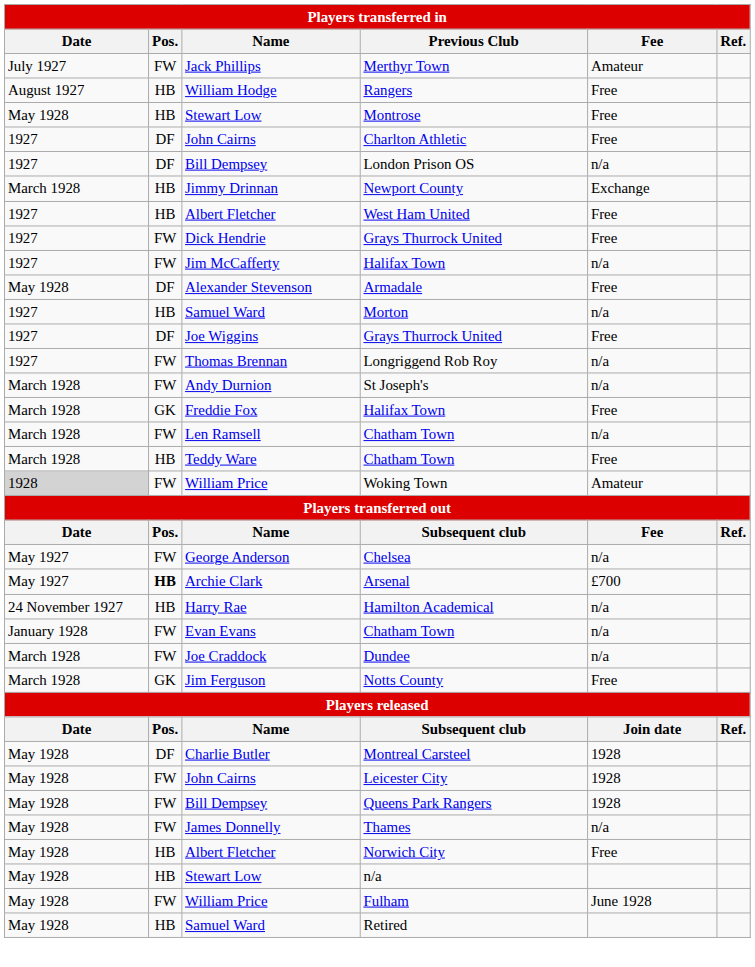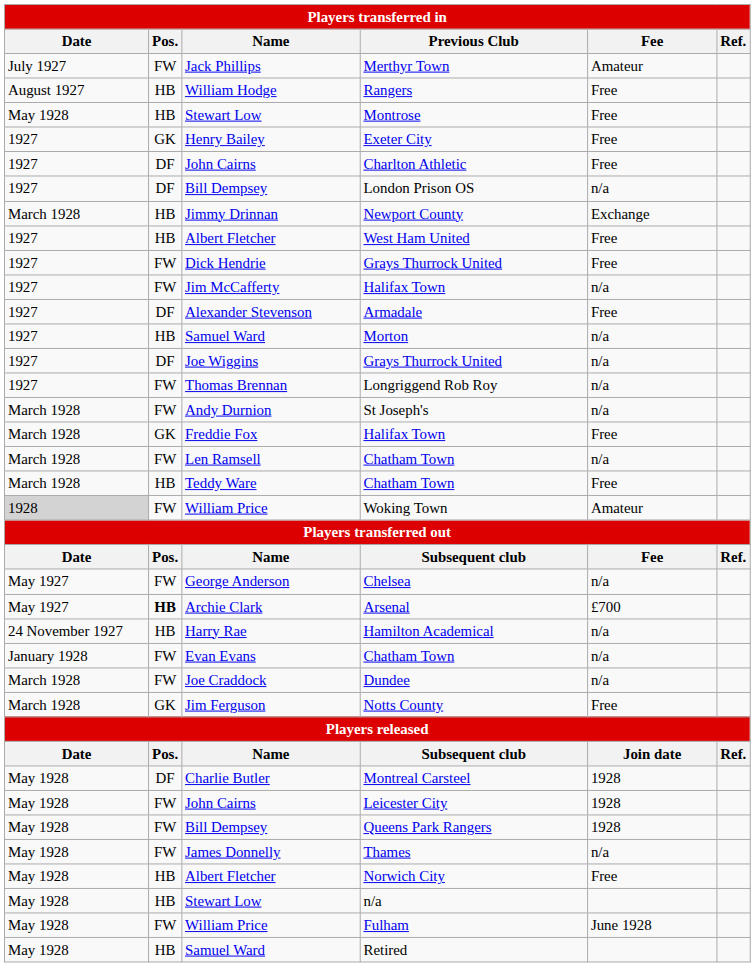+ row: (225, 139)
(38, 287) May 1928 -> (23, 311) 1927
(604, 336) Free -> (600, 360) n/a
